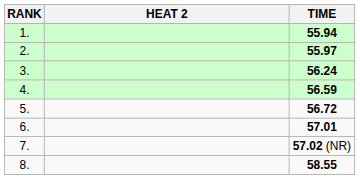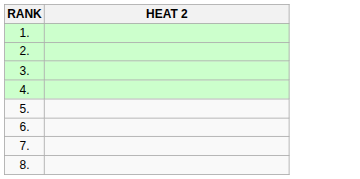- column: (322, 14)
